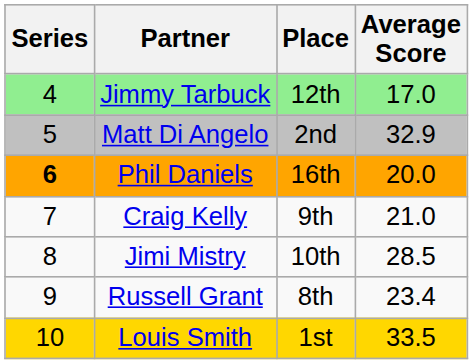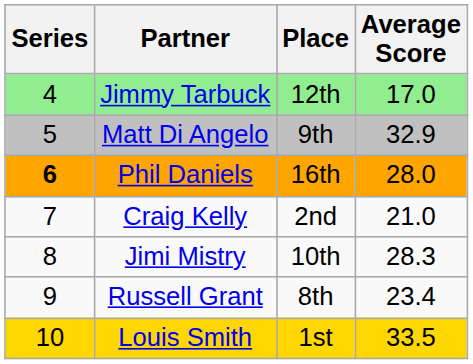(316, 134) 2nd -> (316, 134) 9th
(411, 175) 20.0 -> (411, 175) 28.0
(316, 216) 9th -> (316, 216) 2nd
(411, 256) 28.5 -> (411, 256) 28.3
